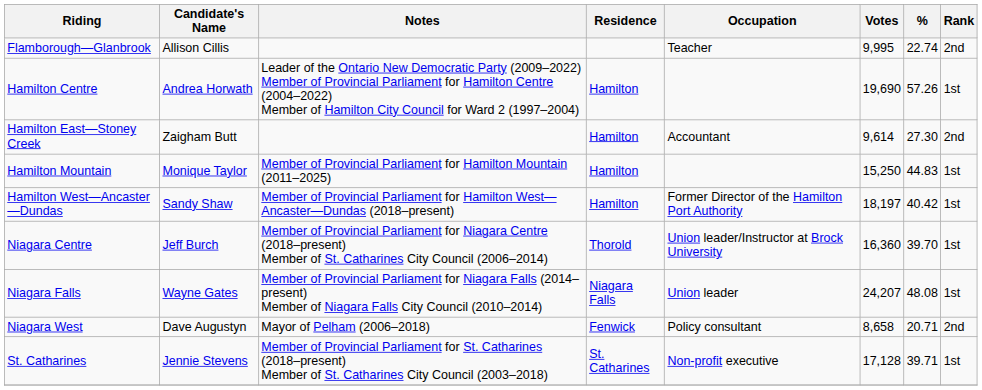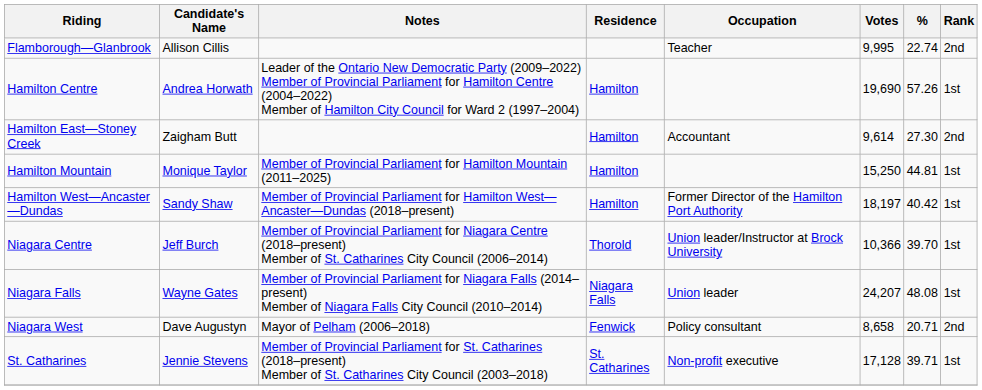(922, 170) 44.83 -> (922, 170) 44.81
(882, 245) 16,360 -> (882, 245) 10,366
